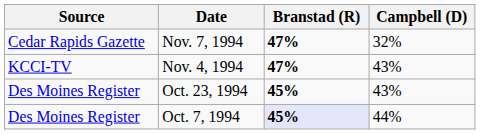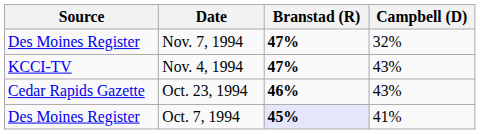(76, 41) Cedar Rapids Gazette -> (74, 41) Des Moines Register
(74, 91) Des Moines Register -> (76, 91) Cedar Rapids Gazette
(283, 91) 45% -> (283, 91) 46%
(387, 116) 44% -> (387, 116) 41%
